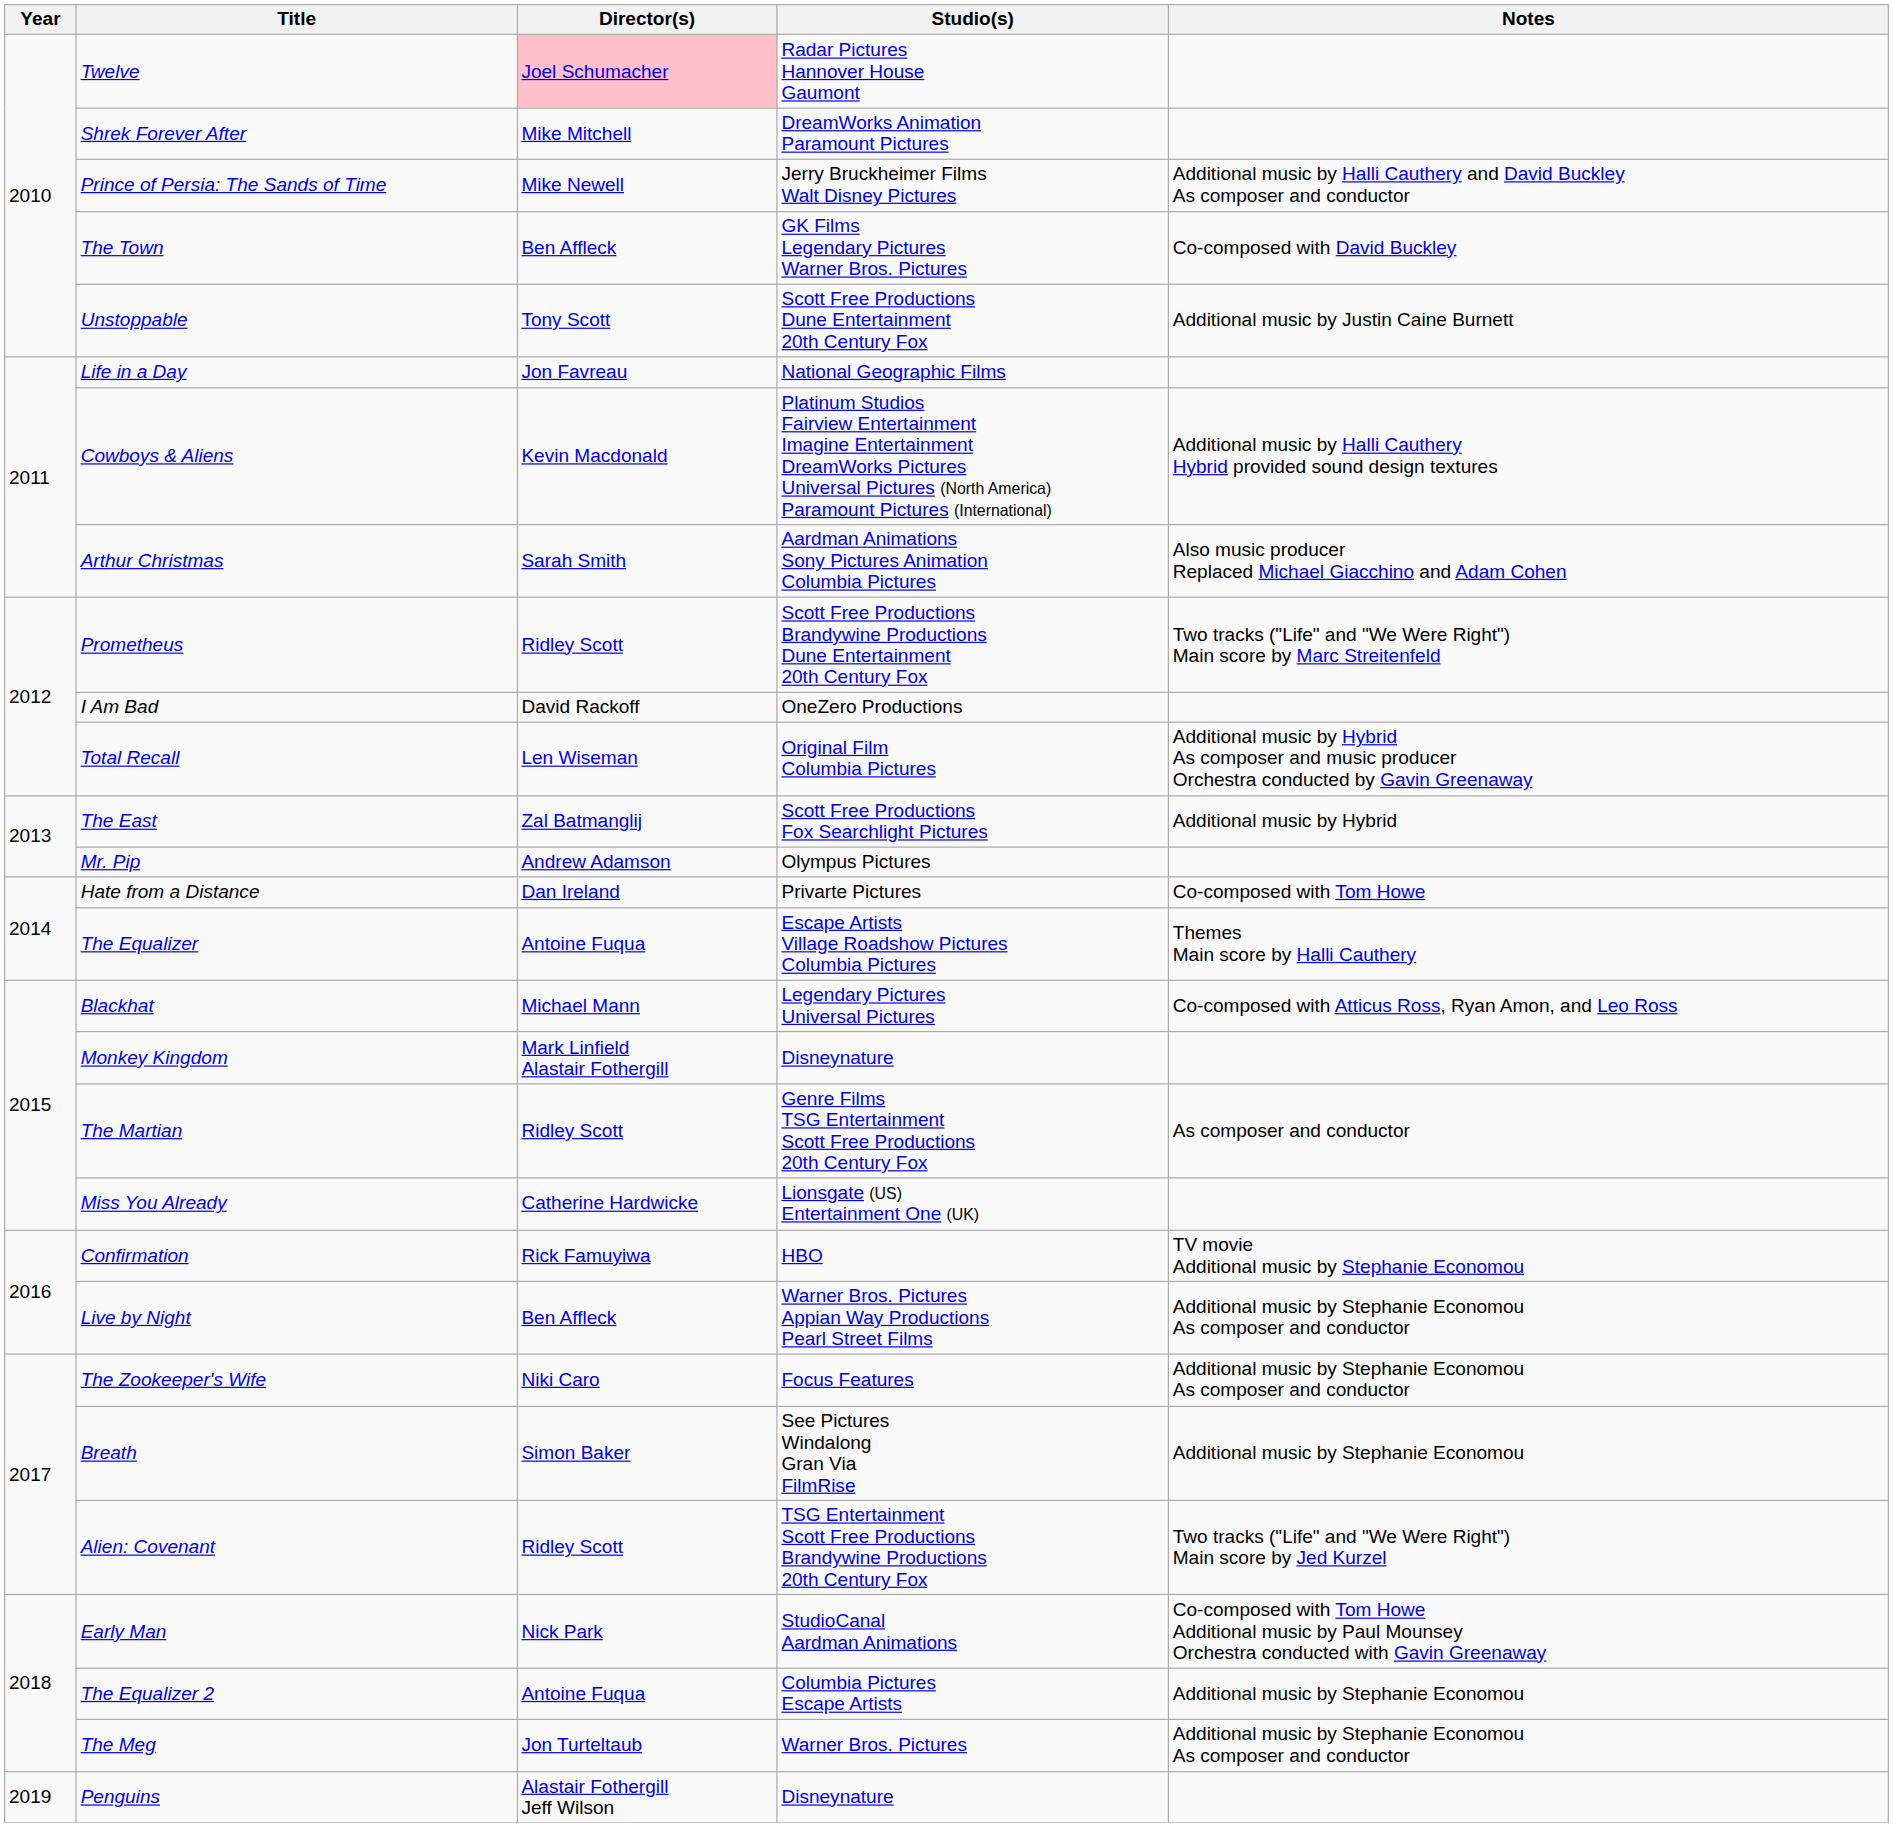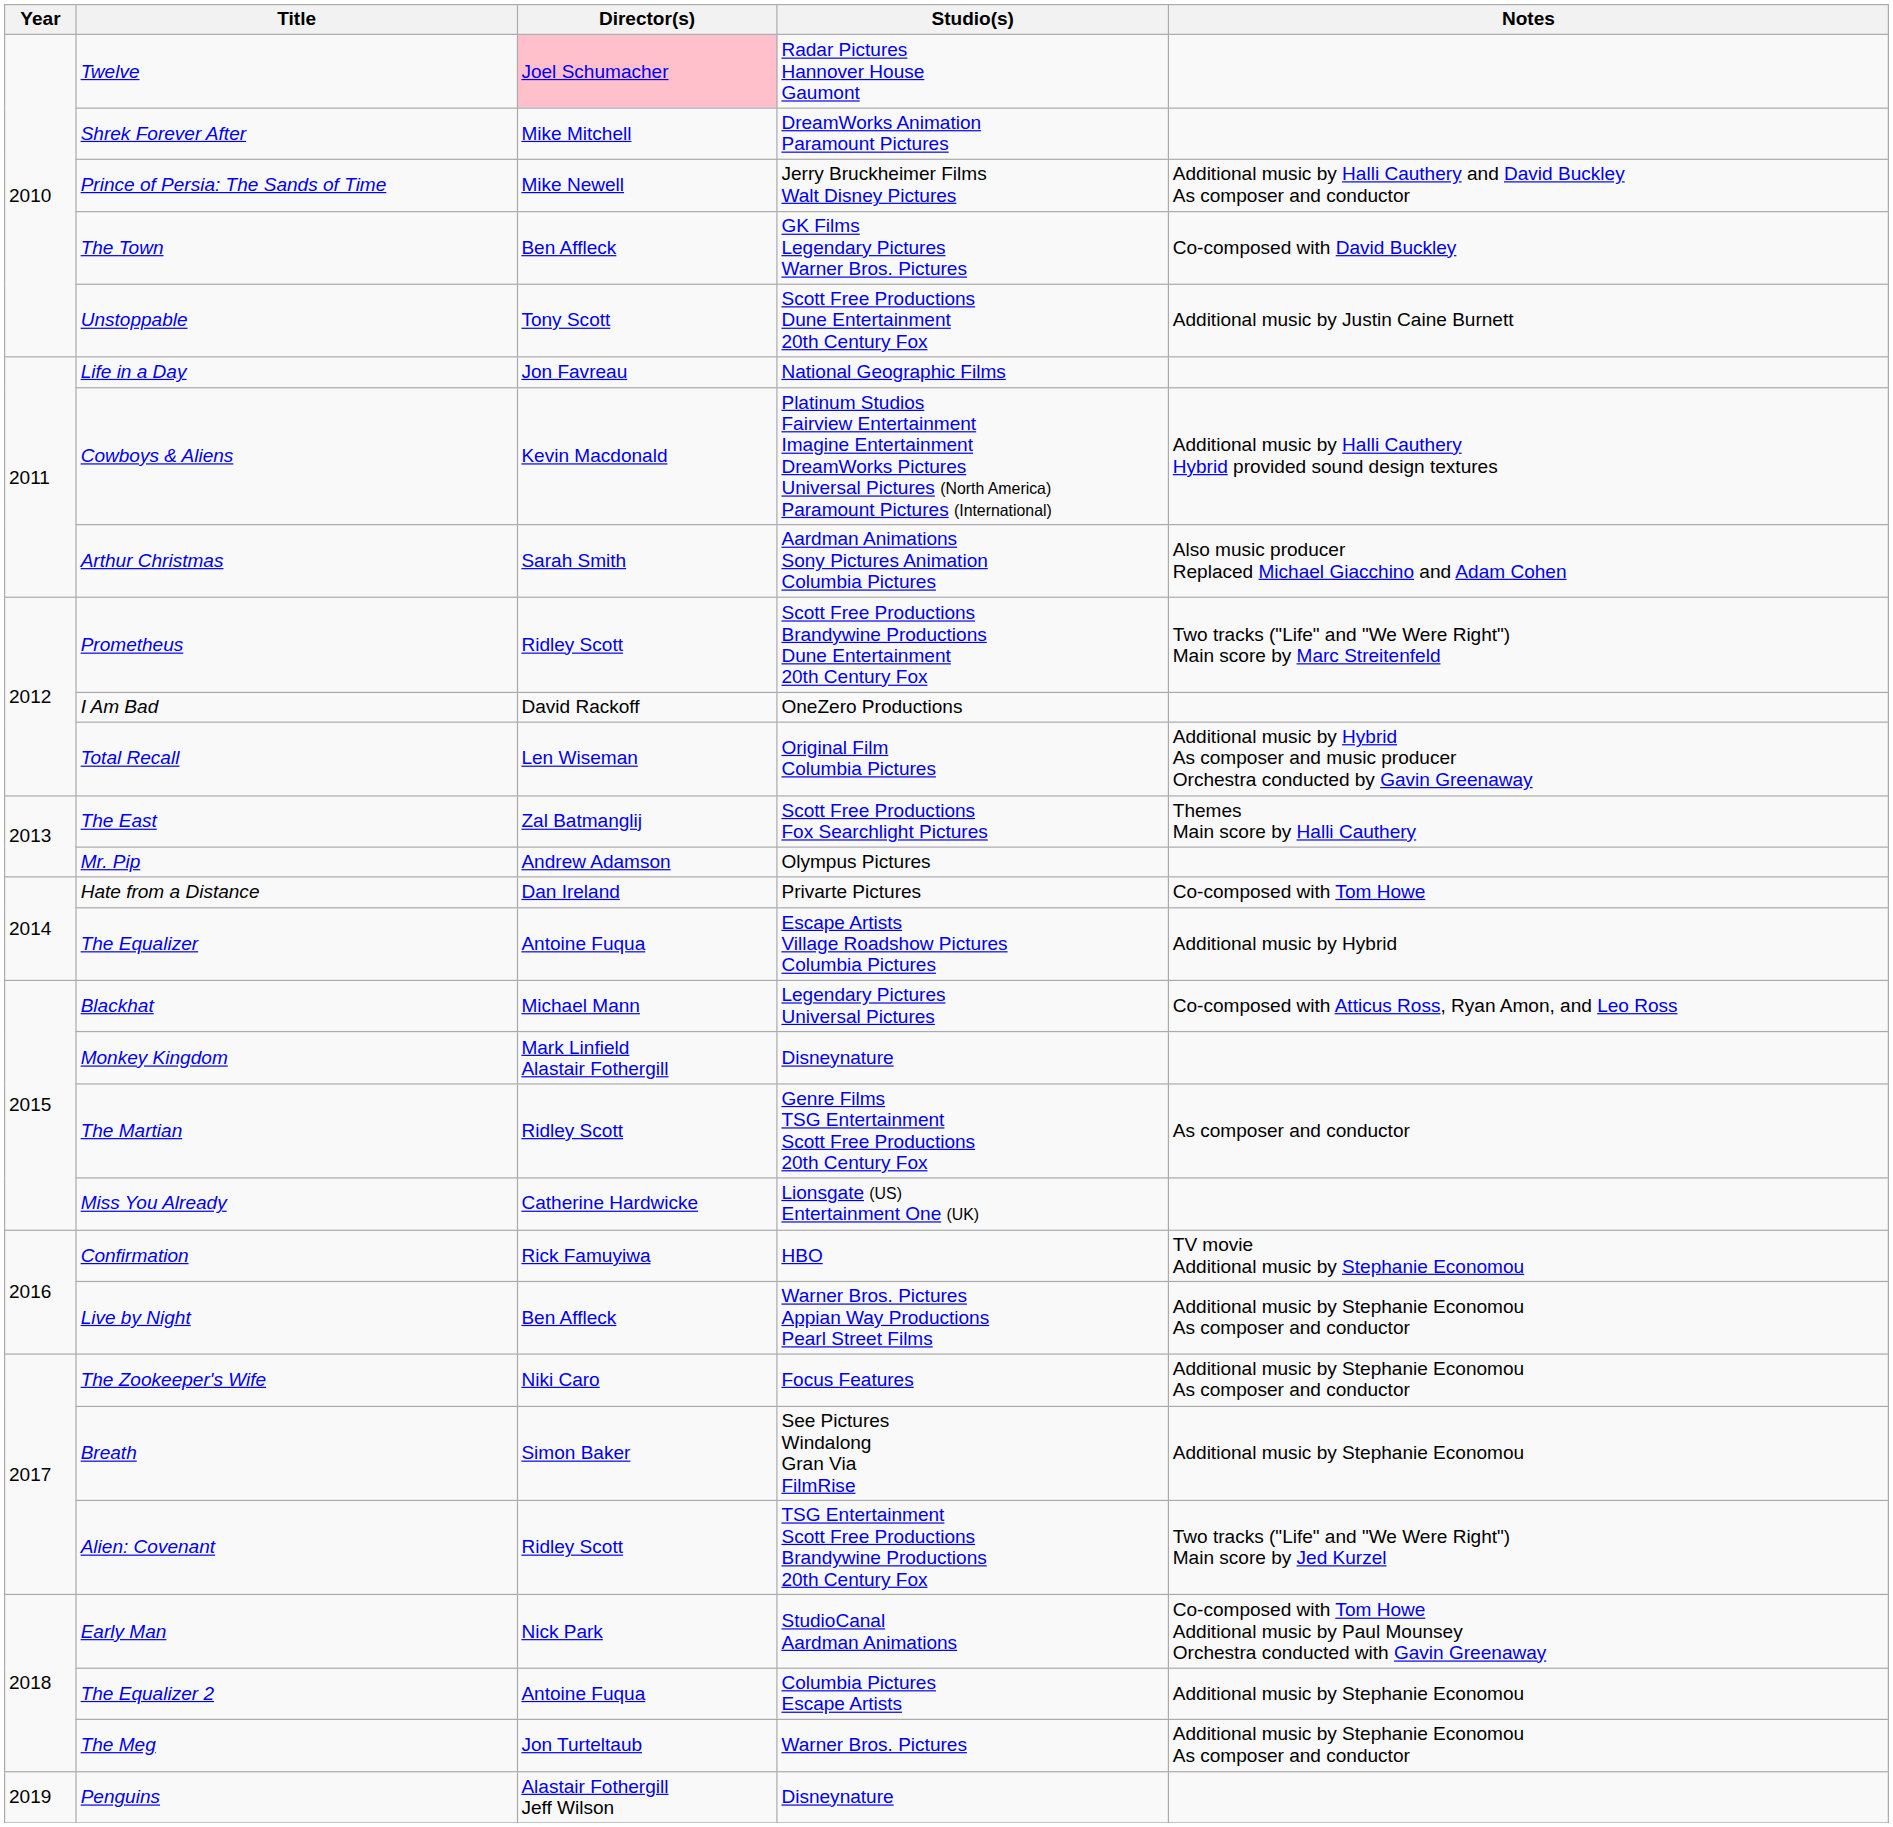(1285, 821) Additional music by Hybrid -> (1294, 821) Themes Main score by Halli Cauthery
(1294, 943) Themes Main score by Halli Cauthery -> (1285, 943) Additional music by Hybrid
